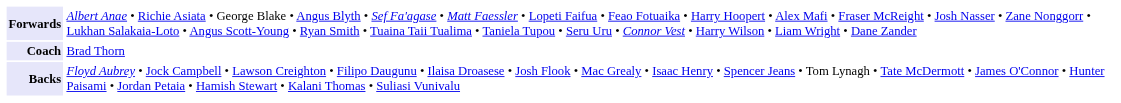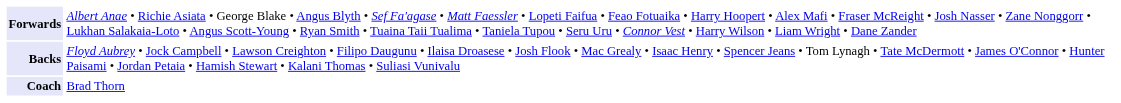rows swapped: (45, 78) <-> (44, 51)
